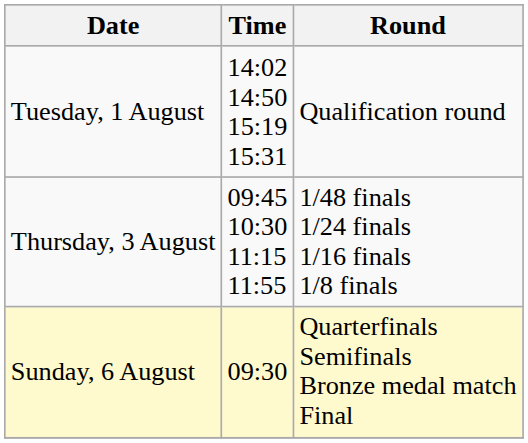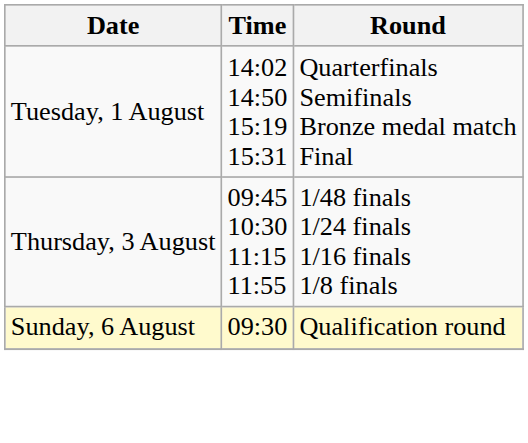(403, 111) Qualification round -> (408, 111) Quarterfinals Semifinals Bronze medal match Final
(408, 371) Quarterfinals Semifinals Bronze medal match Final -> (403, 327) Qualification round
